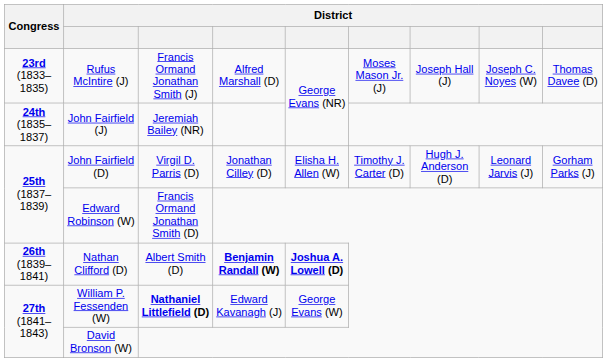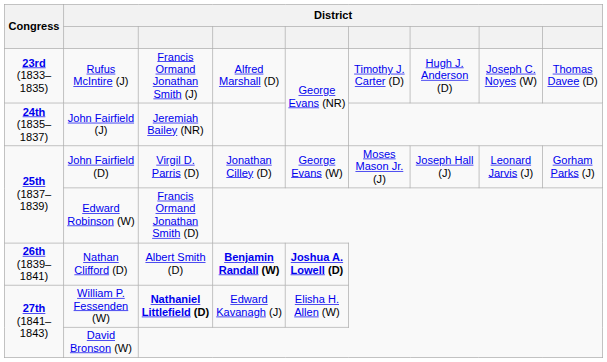(379, 76) Moses Mason Jr. (J) -> (379, 76) Timothy J. Carter (D)
(445, 76) Joseph Hall (J) -> (445, 76) Hugh J. Anderson (D)
(317, 166) Elisha H. Allen (W) -> (317, 166) George Evans (W)
(379, 166) Timothy J. Carter (D) -> (379, 166) Moses Mason Jr. (J)
(445, 166) Hugh J. Anderson (D) -> (445, 166) Joseph Hall (J)
(317, 306) George Evans (W) -> (317, 306) Elisha H. Allen (W)
